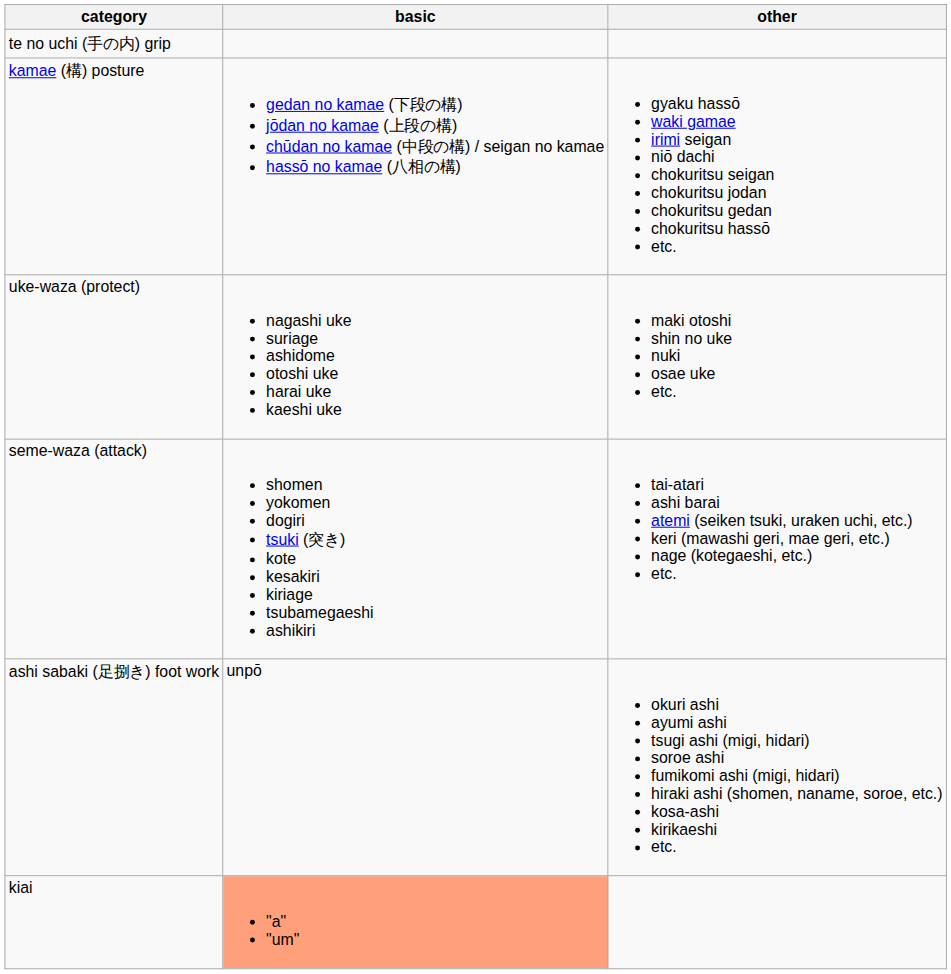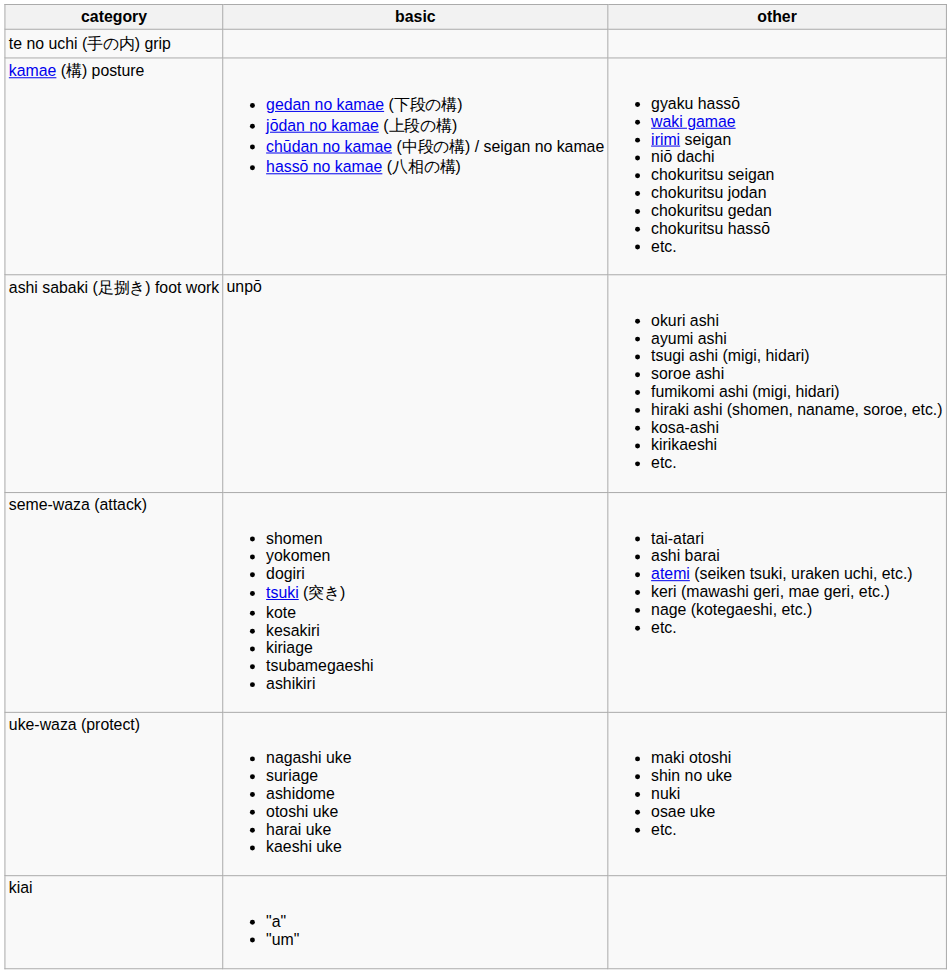rows swapped: (114, 672) <-> (74, 287)
(415, 931) lightsalmon background -> (415, 931) no background
